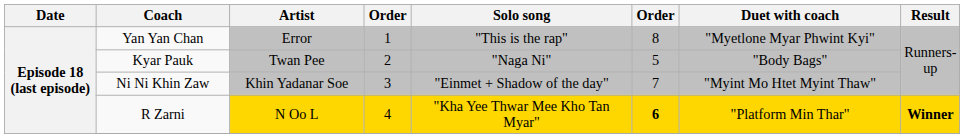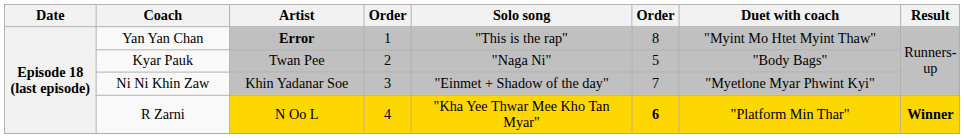(297, 38) normal -> (297, 38) bold
(790, 38) "Myetlone Myar Phwint Kyi" -> (790, 38) "Myint Mo Htet Myint Thaw"
(790, 83) "Myint Mo Htet Myint Thaw" -> (790, 83) "Myetlone Myar Phwint Kyi"
